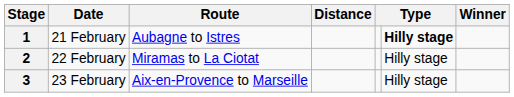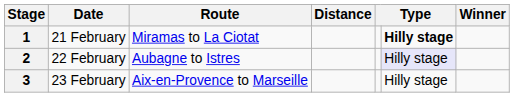(186, 37) Aubagne to Istres -> (195, 37) Miramas to La Ciotat
(195, 59) Miramas to La Ciotat -> (186, 59) Aubagne to Istres
(416, 59) no background -> (416, 59) lavender background
